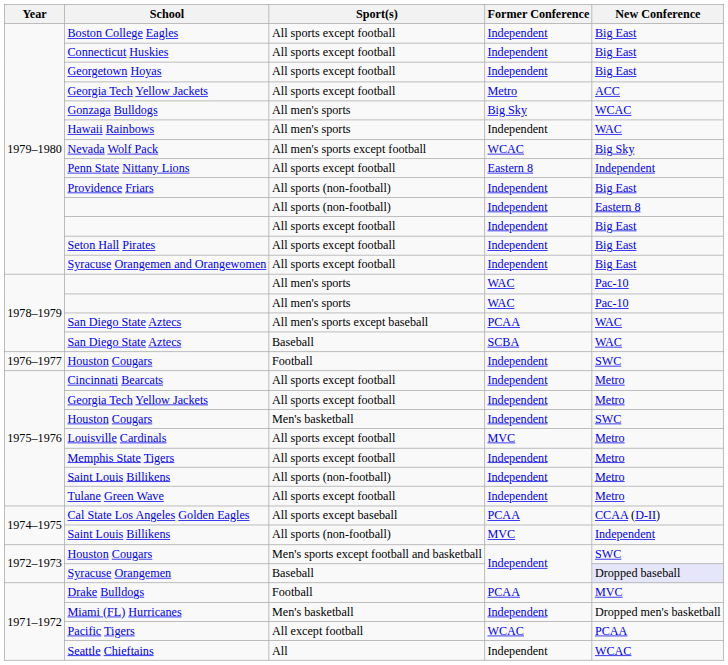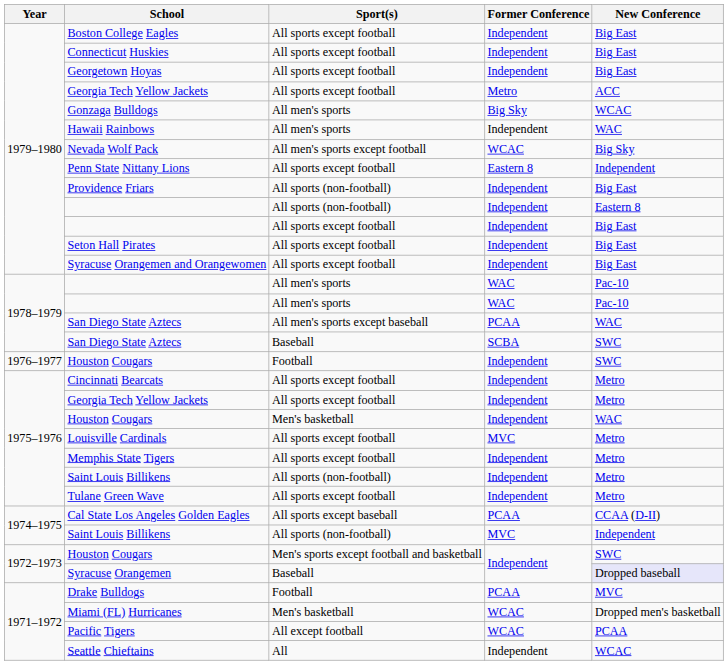(608, 341) WAC -> (608, 341) SWC
(608, 419) SWC -> (608, 419) WAC
(518, 611) Independent -> (506, 611) WCAC
